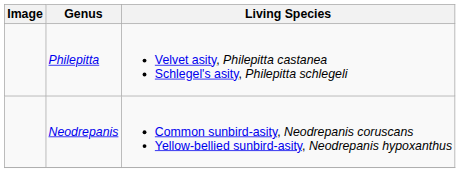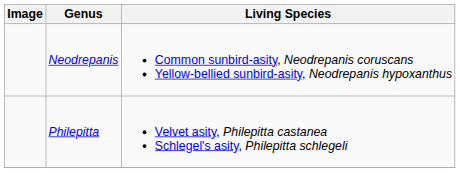rows swapped: (74, 59) <-> (83, 131)
